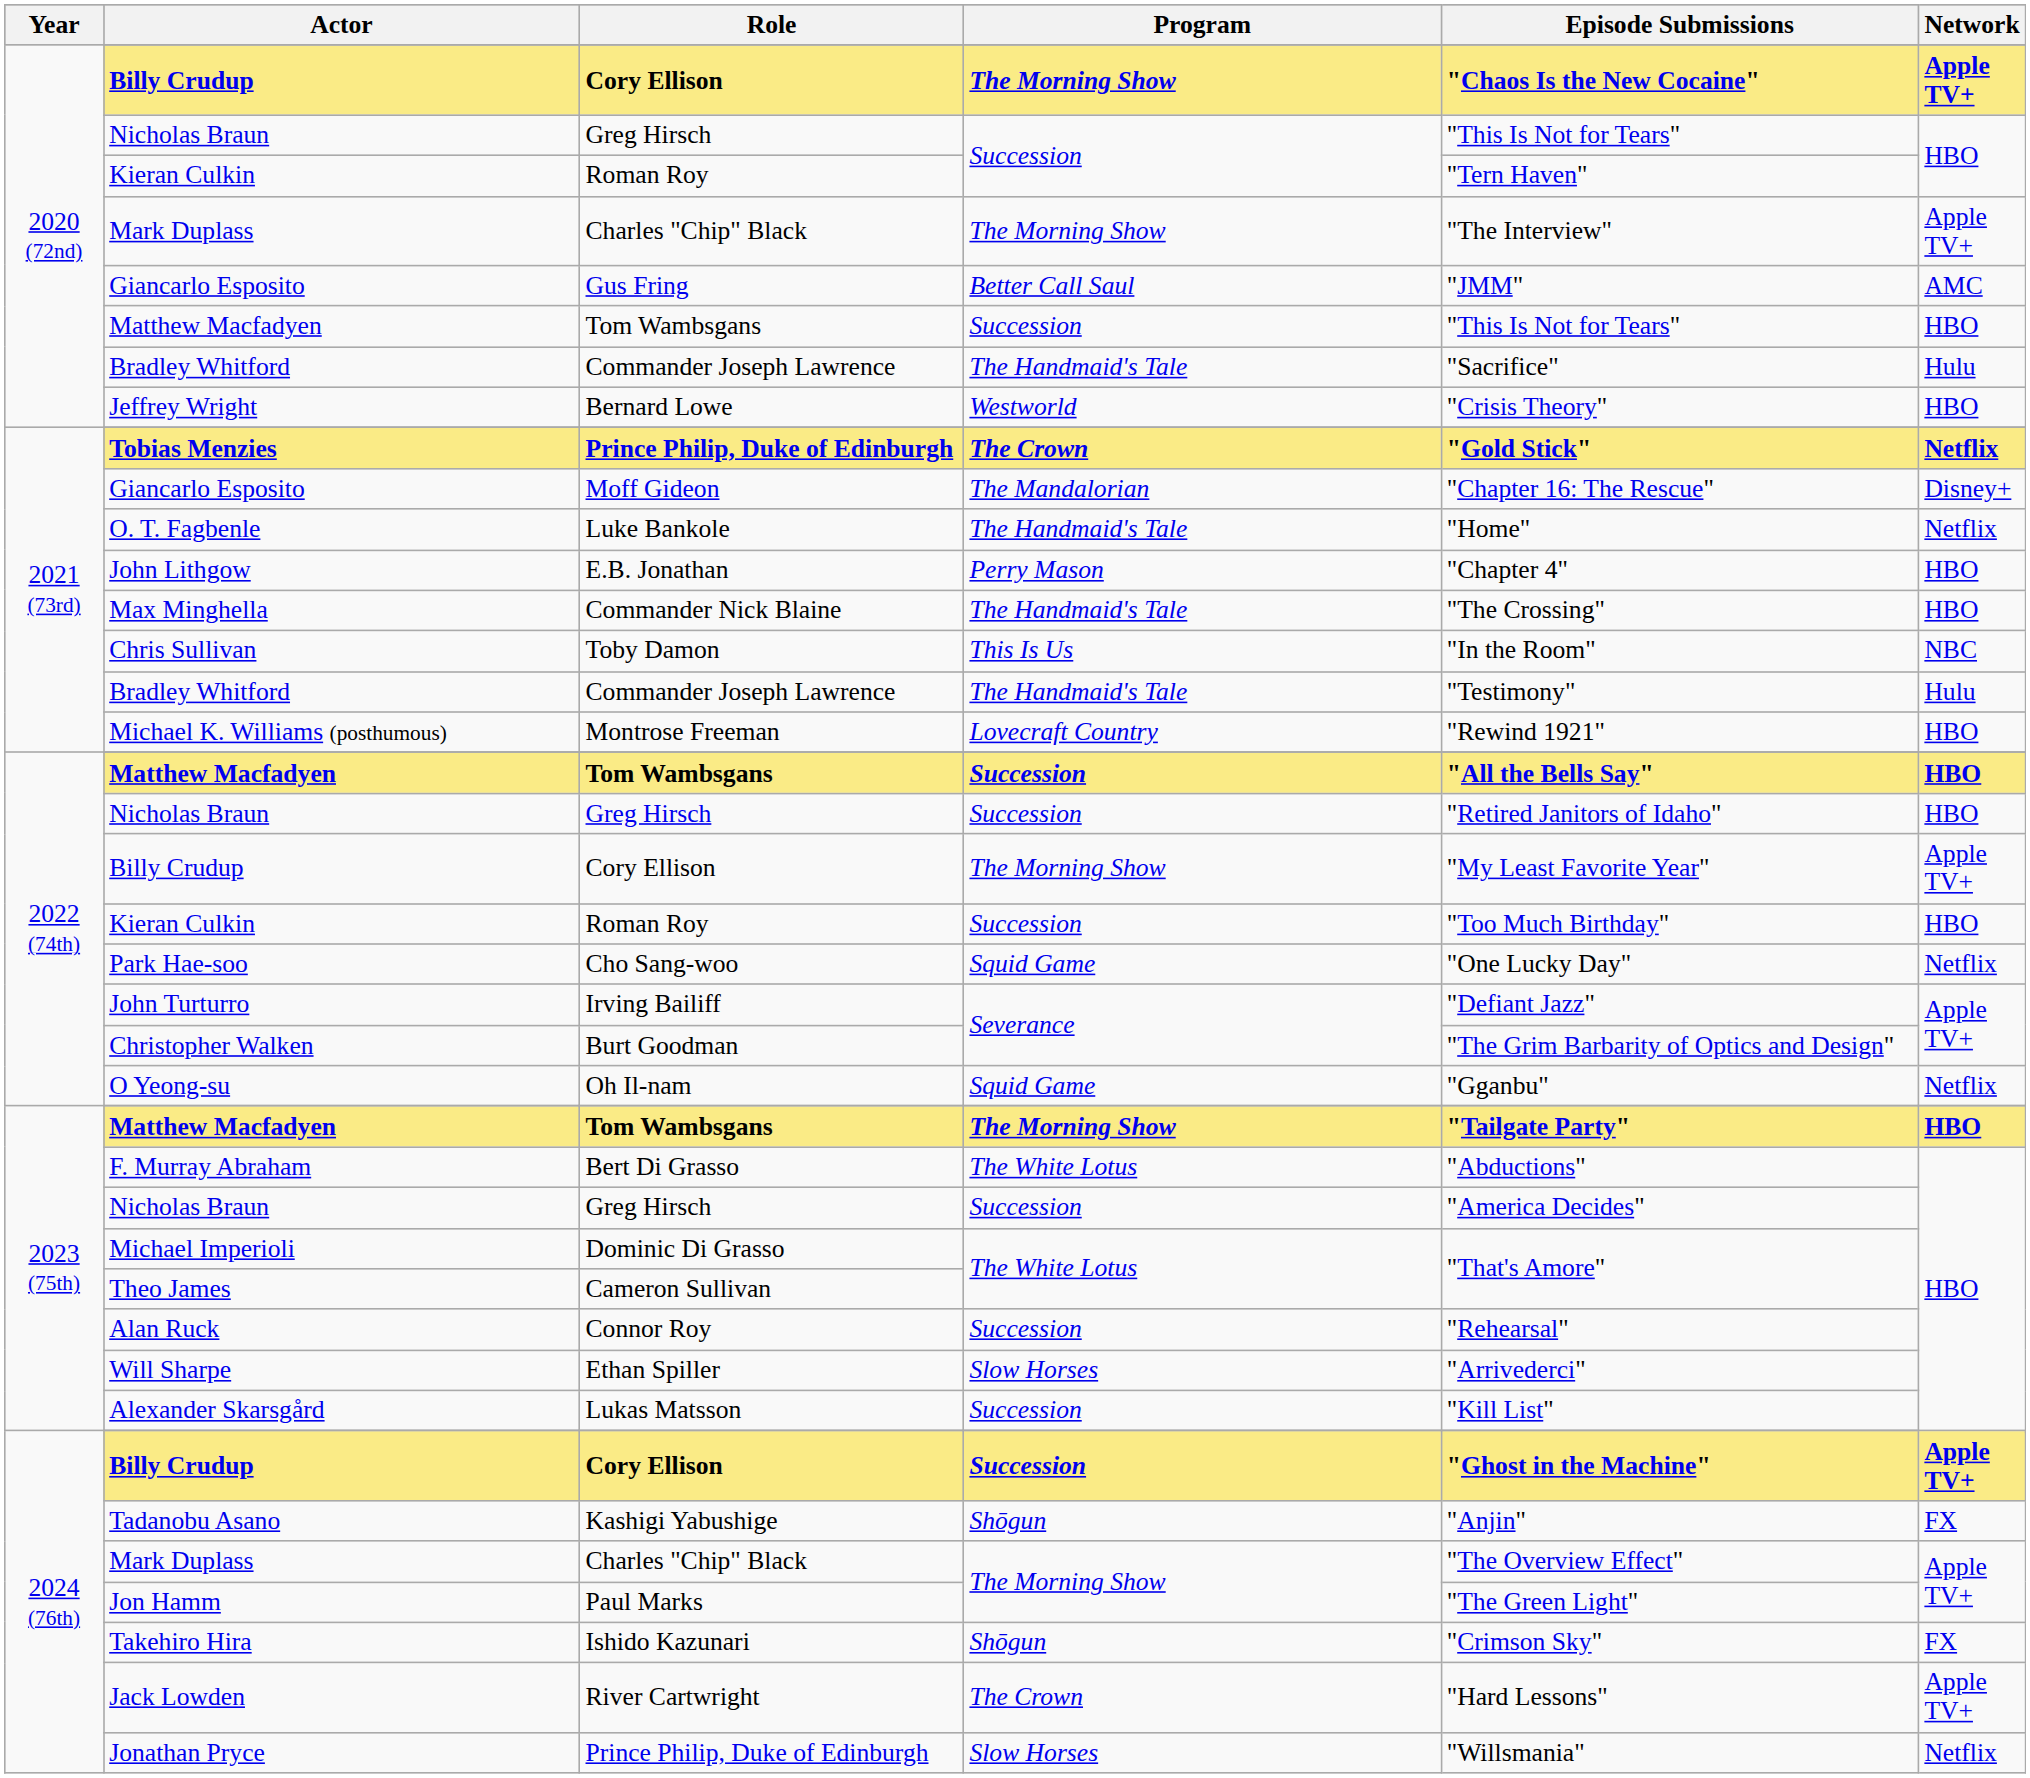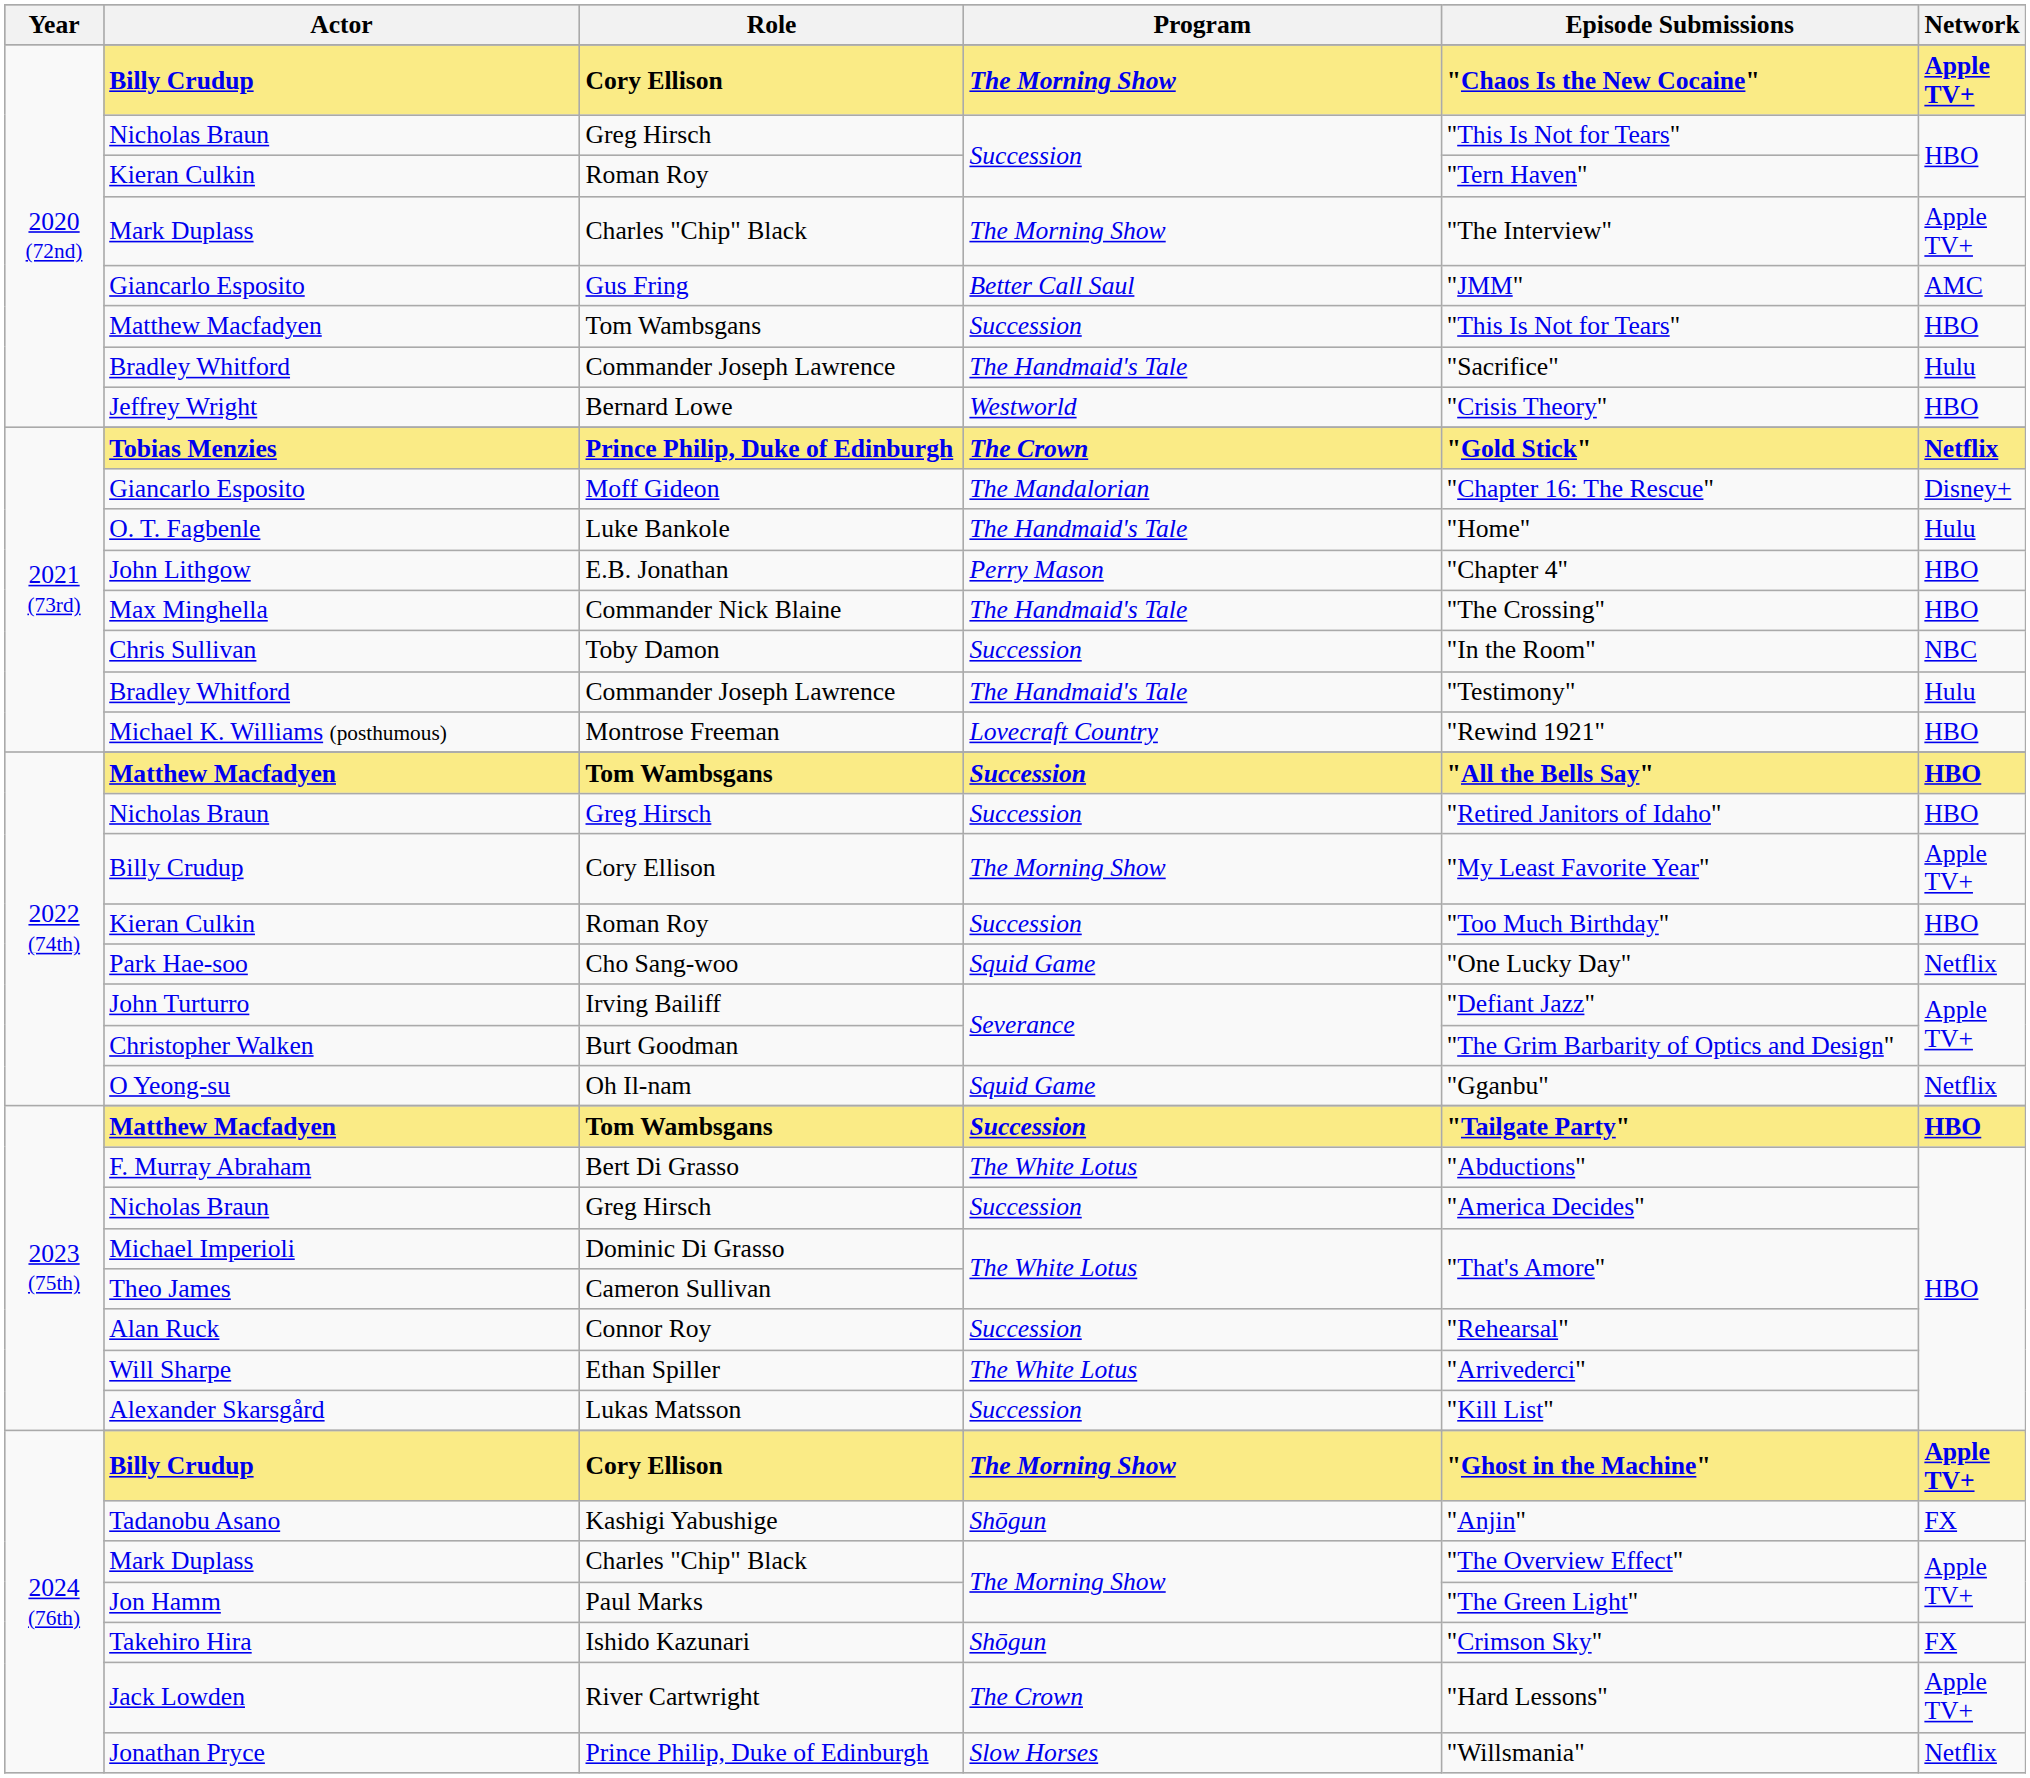(1961, 529) Netflix -> (1950, 529) Hulu
(1021, 650) This Is Us -> (1026, 650) Succession
(1073, 1126) The Morning Show -> (1028, 1126) Succession
(1034, 1369) Slow Horses -> (1053, 1369) The White Lotus
(1028, 1465) Succession -> (1073, 1465) The Morning Show
